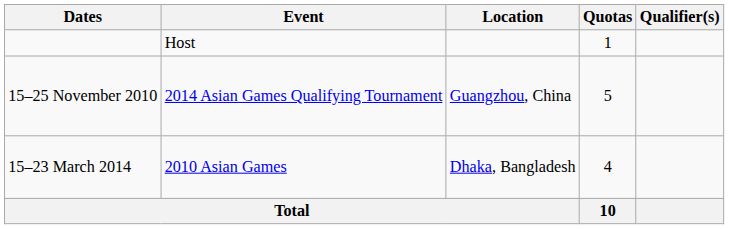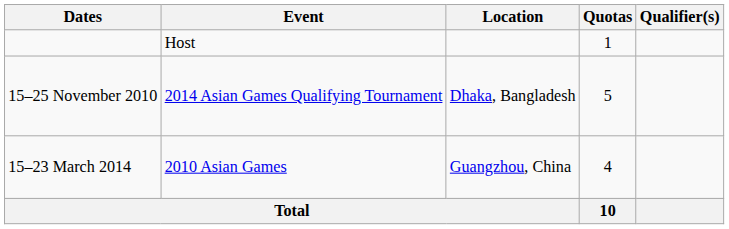(510, 95) Guangzhou, China -> (513, 95) Dhaka, Bangladesh
(513, 166) Dhaka, Bangladesh -> (510, 166) Guangzhou, China
